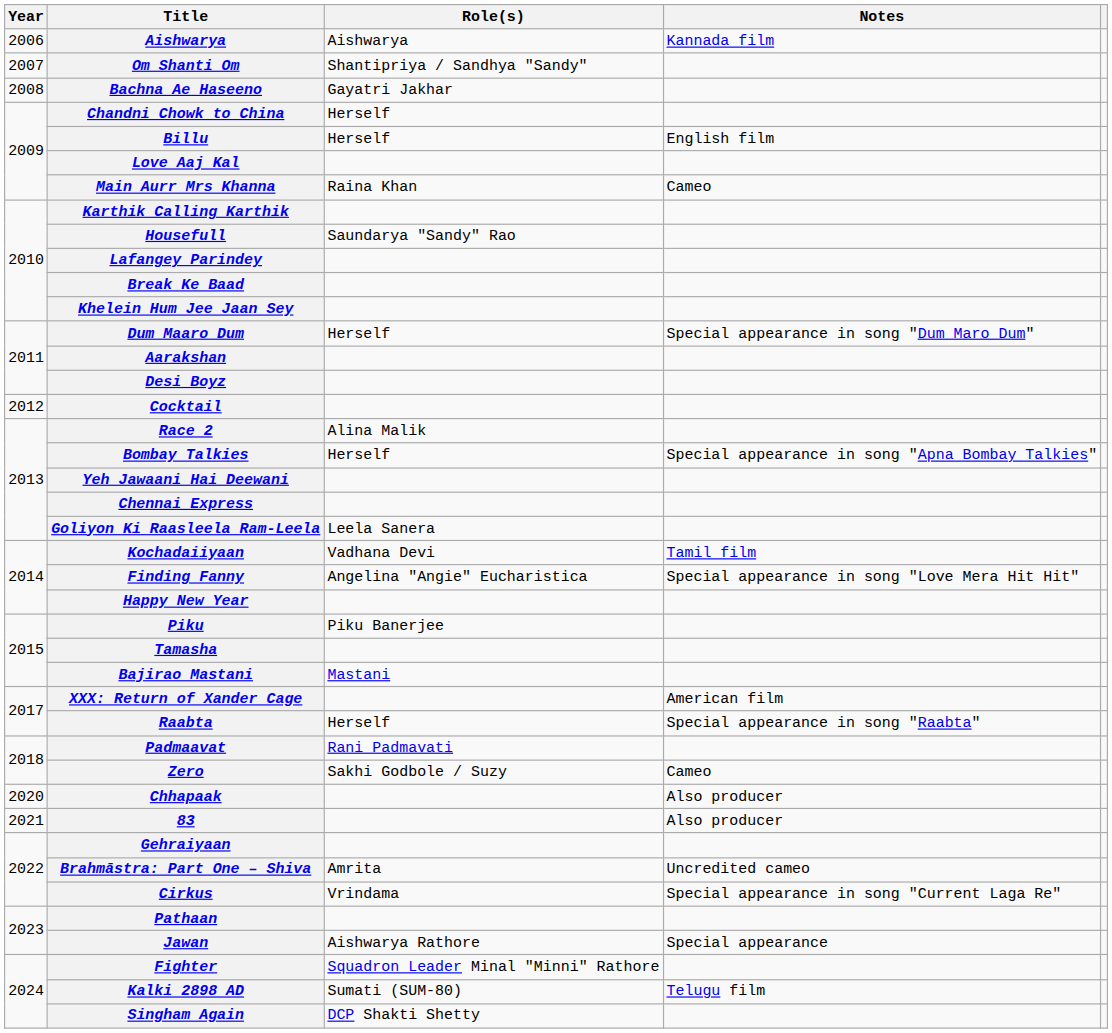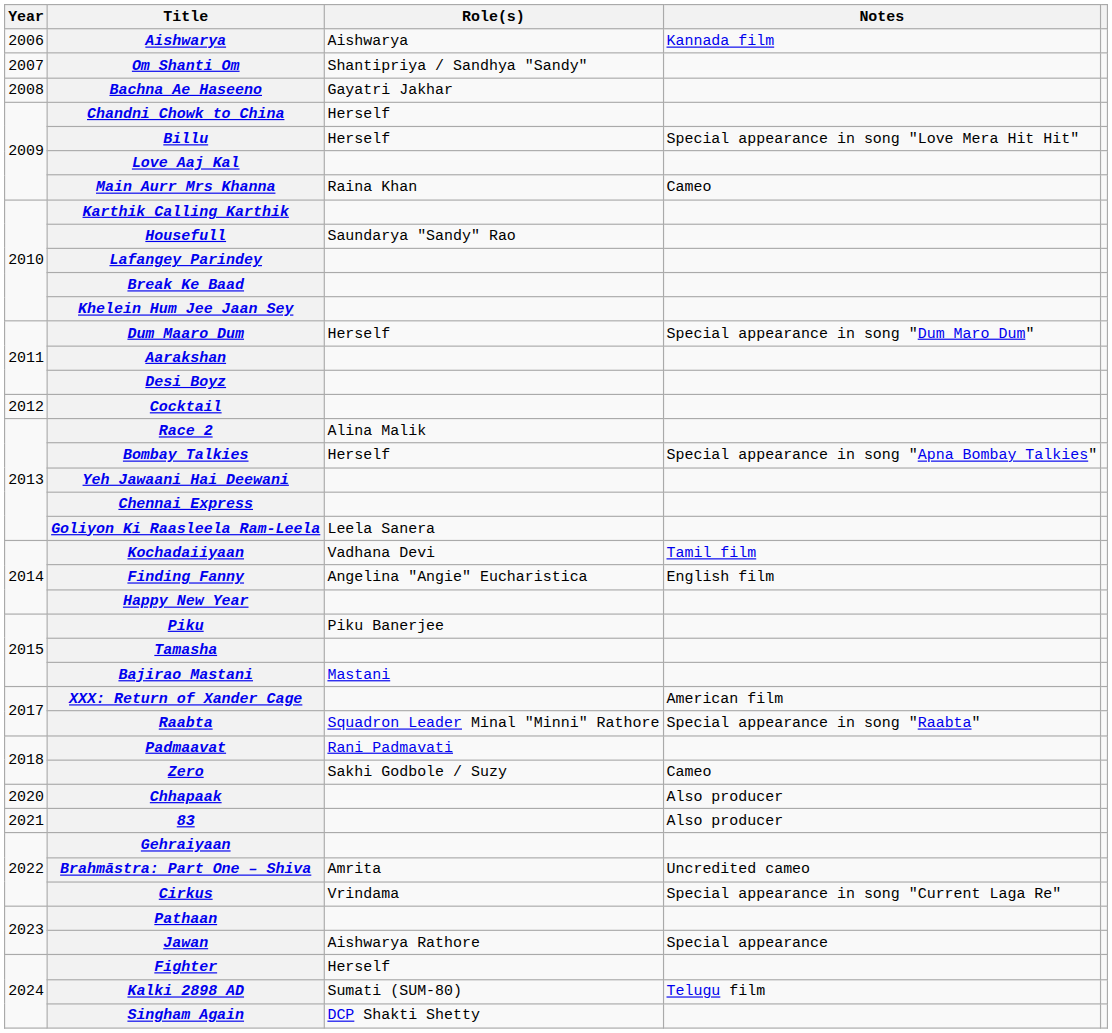(720, 139) English film -> (873, 139) Special appearance in song "Love Mera Hit Hit"
(873, 577) Special appearance in song "Love Mera Hit Hit" -> (720, 577) English film
(359, 723) Herself -> (493, 723) Squadron Leader Minal "Minni" Rathore
(493, 967) Squadron Leader Minal "Minni" Rathore -> (359, 967) Herself
